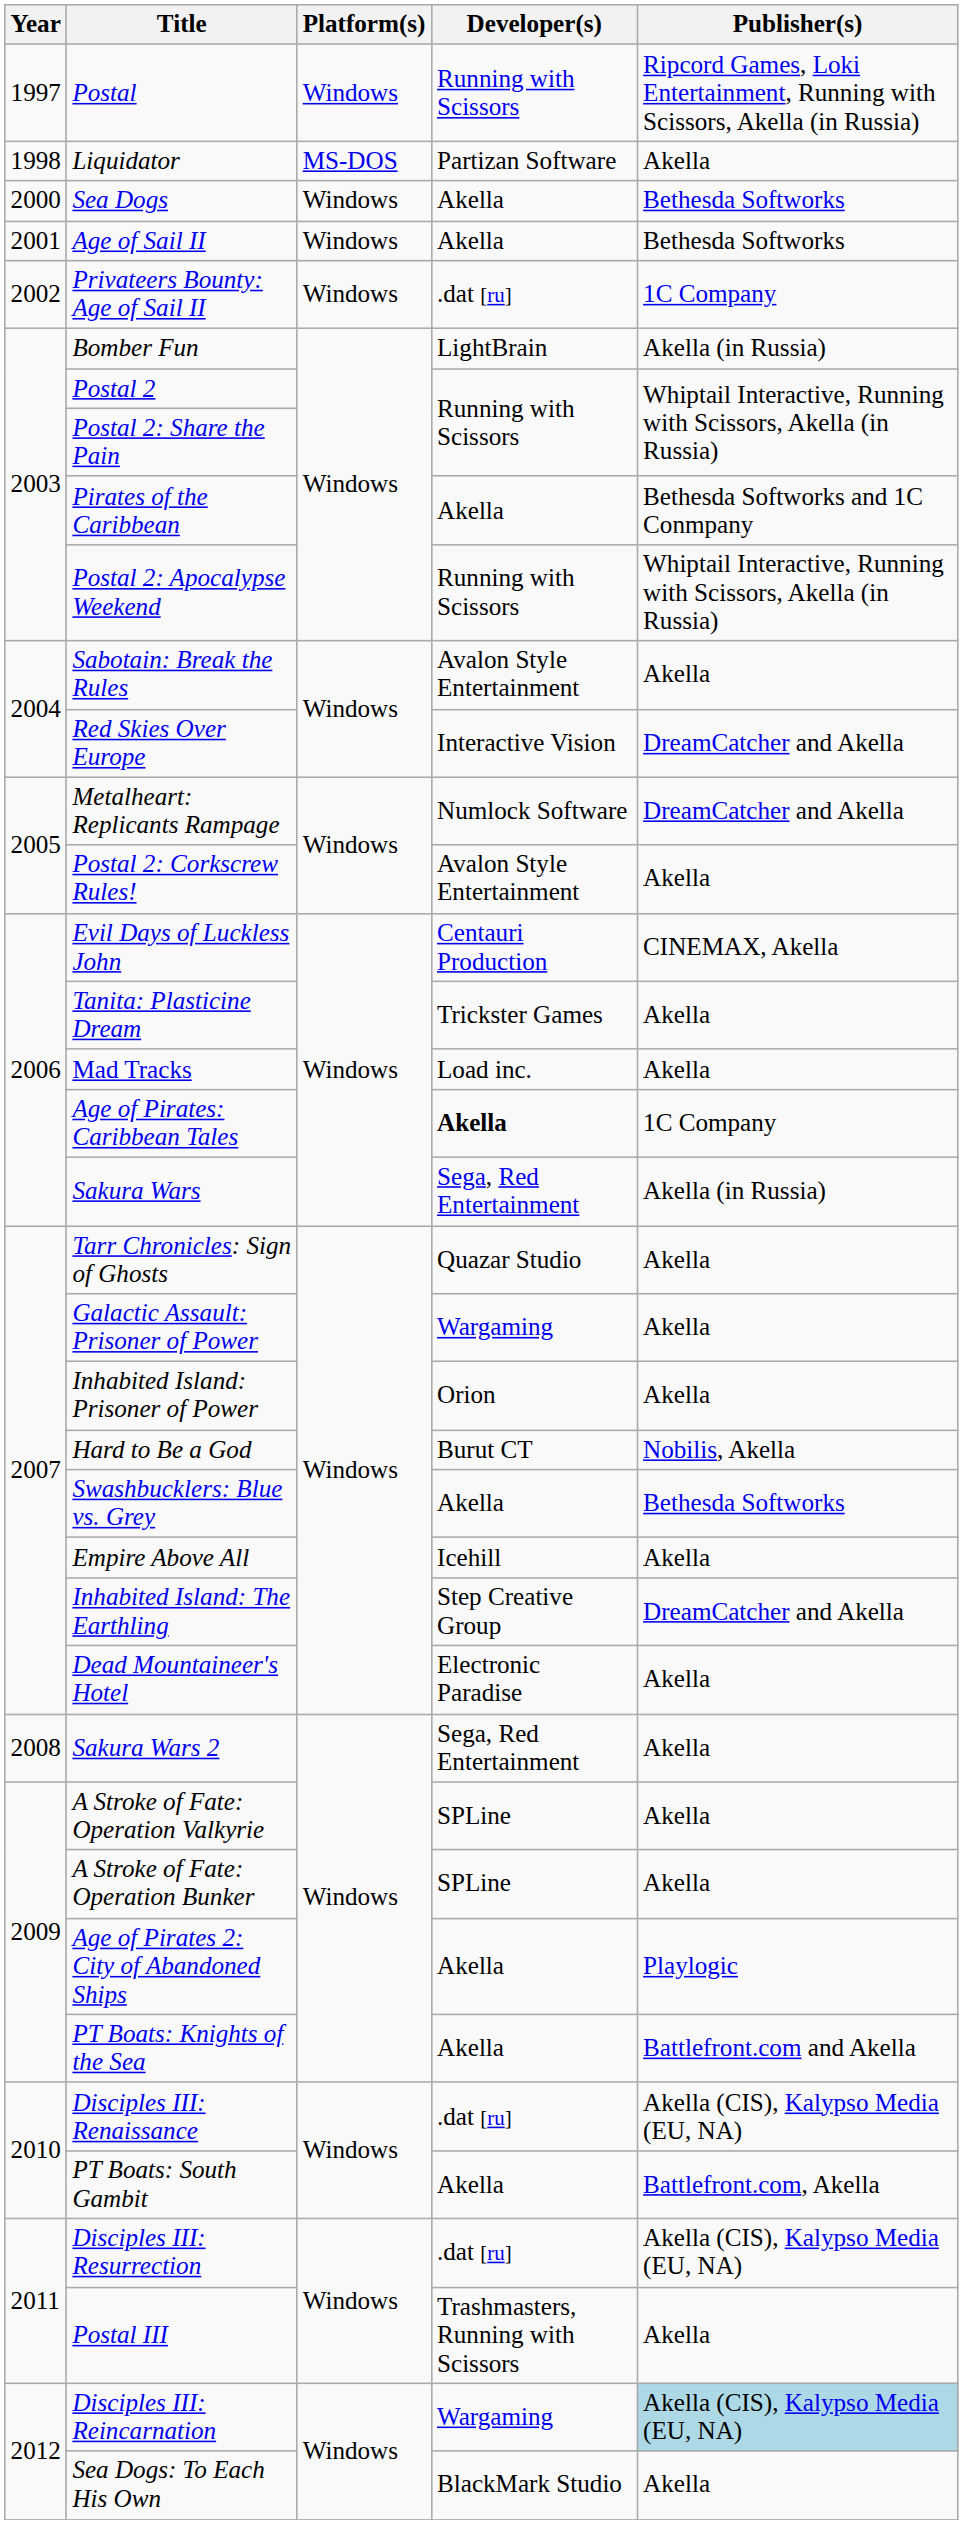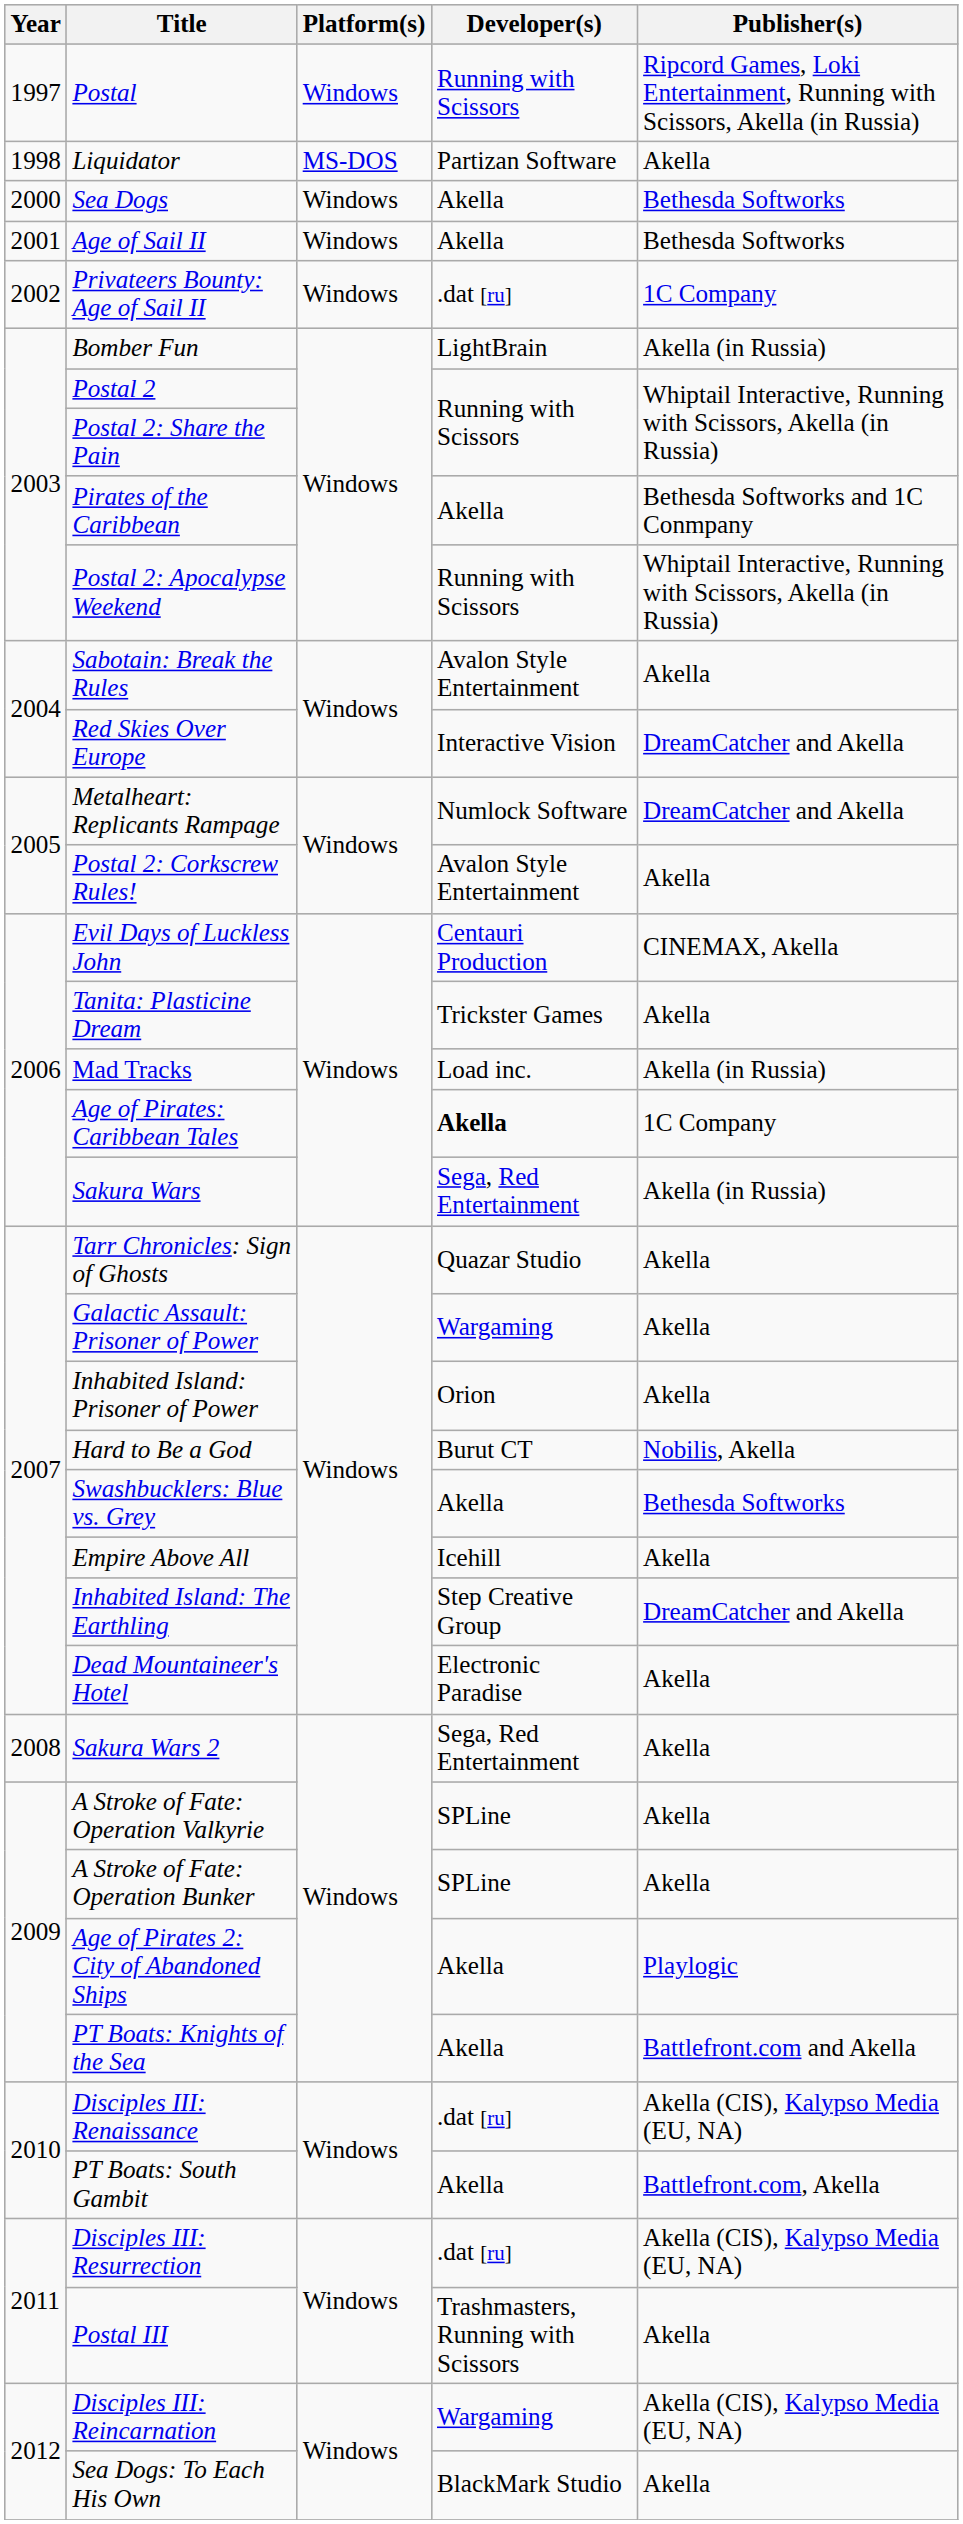(677, 1069) Akella -> (735, 1069) Akella (in Russia)
(791, 2416) lightblue background -> (791, 2416) no background
